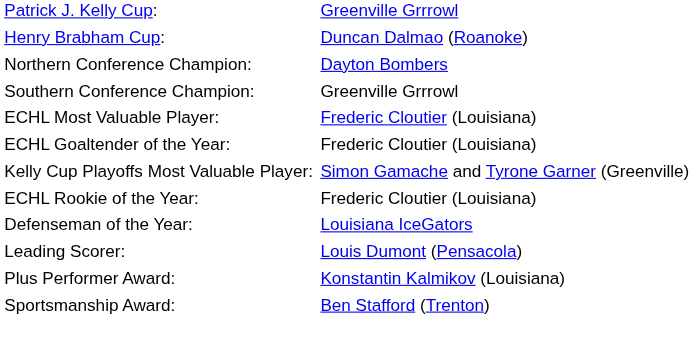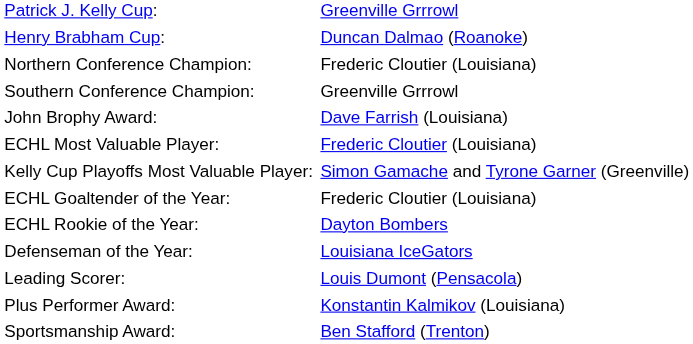(384, 64) Dayton Bombers -> (428, 64) Frederic Cloutier (Louisiana)
+ row: (81, 117)
rows swapped: (159, 171) <-> (117, 144)
(428, 198) Frederic Cloutier (Louisiana) -> (384, 224) Dayton Bombers
